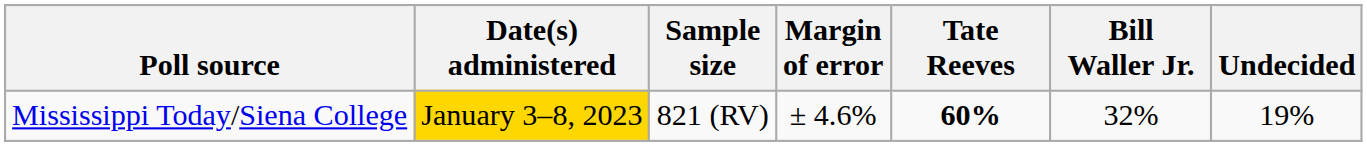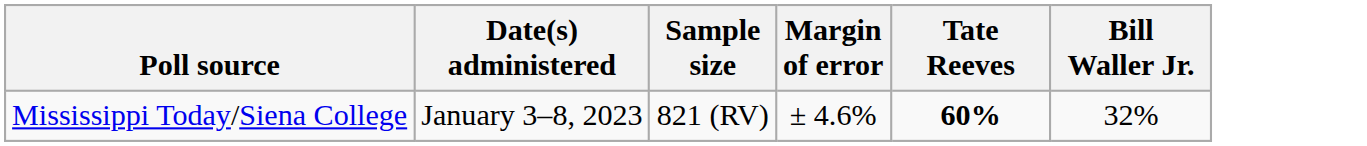- column: (1287, 65)
(532, 114) gold background -> (532, 114) no background
